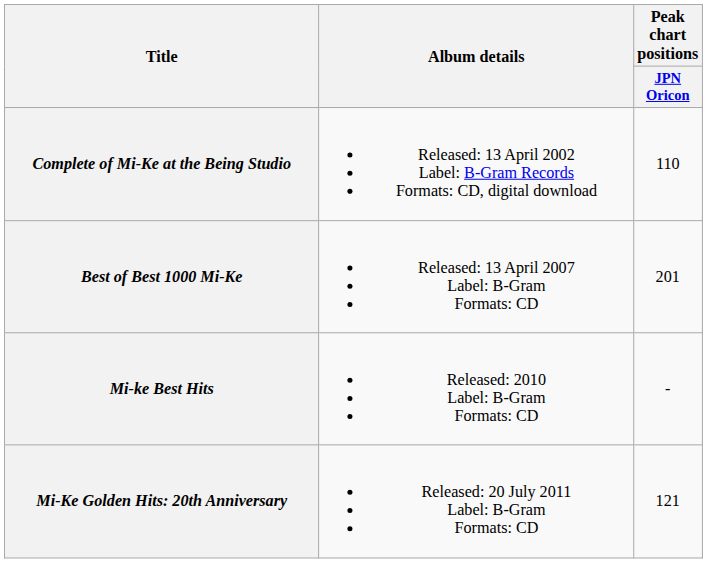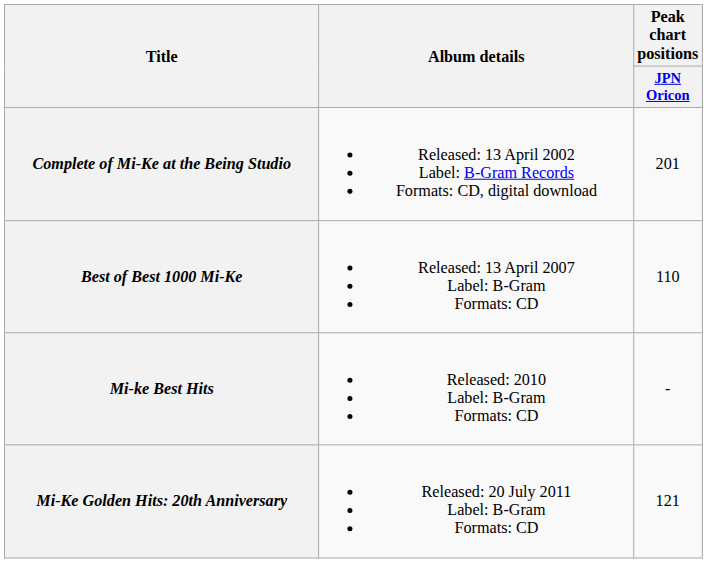(668, 163) 110 -> (668, 163) 201
(668, 276) 201 -> (668, 276) 110
